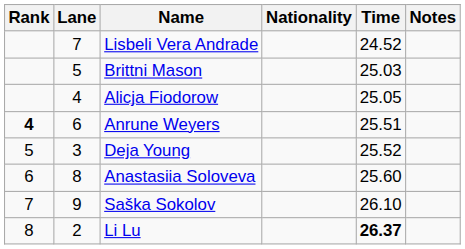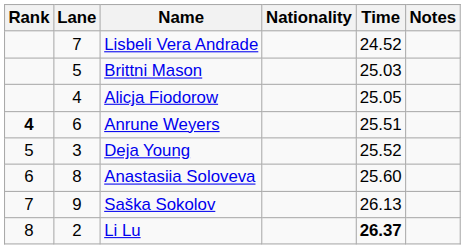(381, 204) 26.10 -> (381, 204) 26.13
